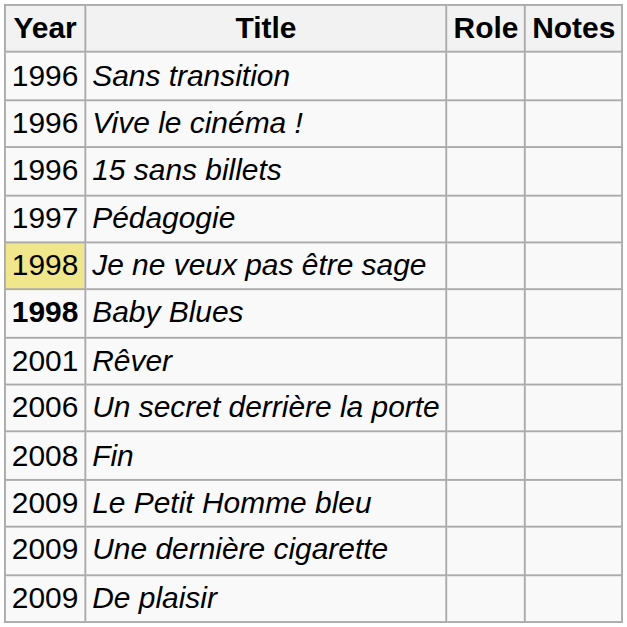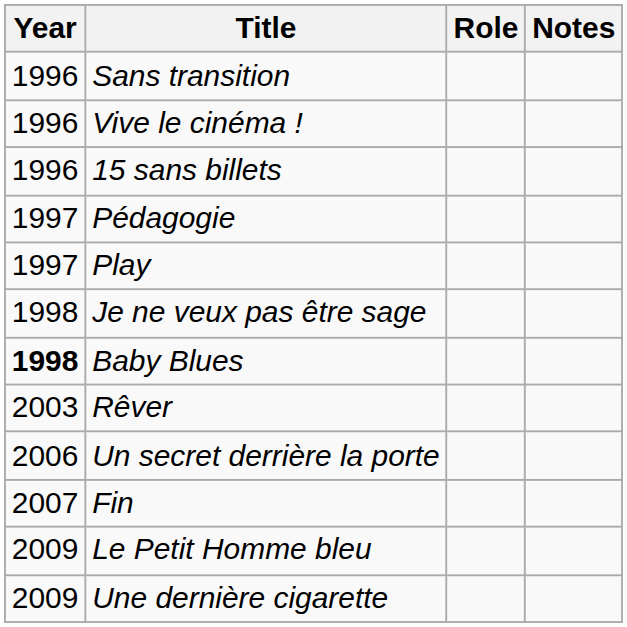+ row: (121, 265)
(45, 265) khaki background -> (45, 312) no background
(45, 360) 2001 -> (45, 407) 2003
(45, 455) 2008 -> (45, 502) 2007
- row: (155, 597)
